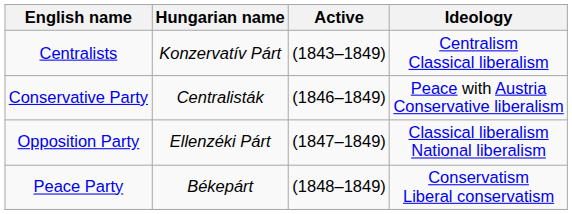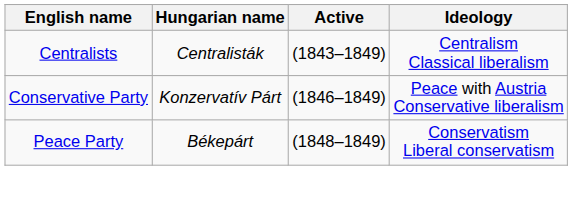(220, 52) Konzervatív Párt -> (220, 52) Centralisták
(220, 97) Centralisták -> (220, 97) Konzervatív Párt
- row: (78, 142)
